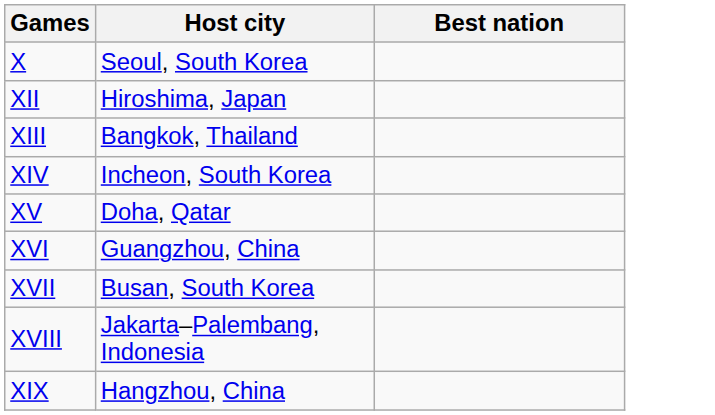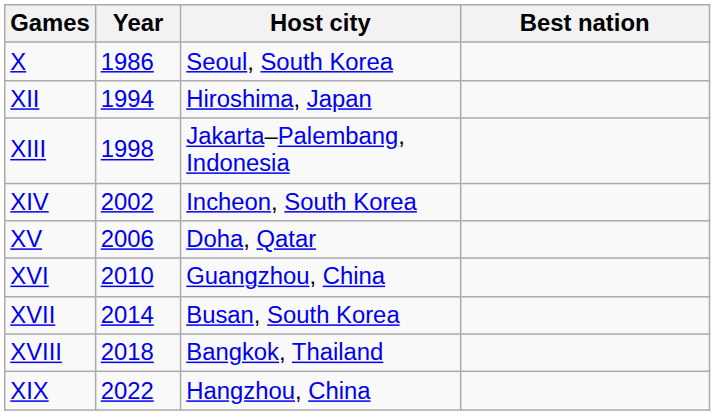+ column: (138, 23)
(199, 136) Bangkok, Thailand -> (296, 150) Jakarta–Palembang, Indonesia
(210, 339) Jakarta–Palembang, Indonesia -> (285, 352) Bangkok, Thailand
